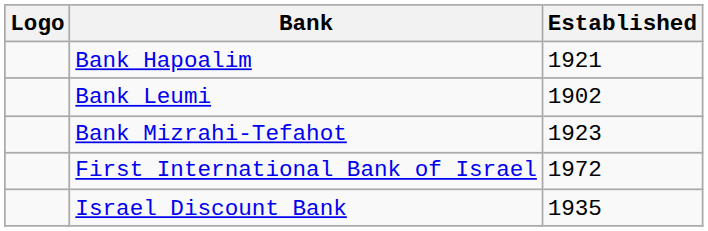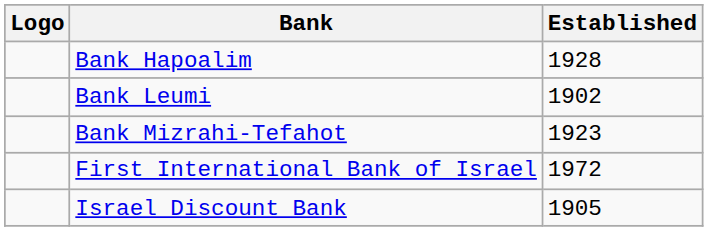(575, 60) 1921 -> (575, 60) 1928
(575, 208) 1935 -> (575, 208) 1905
